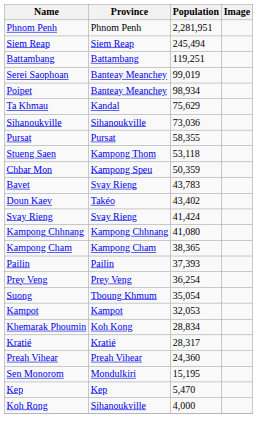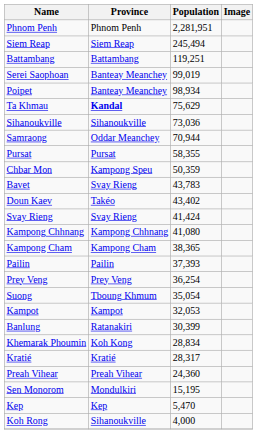(105, 106) normal -> (107, 106) bold
+ row: (27, 138)
- row: (31, 153)
+ row: (23, 327)
